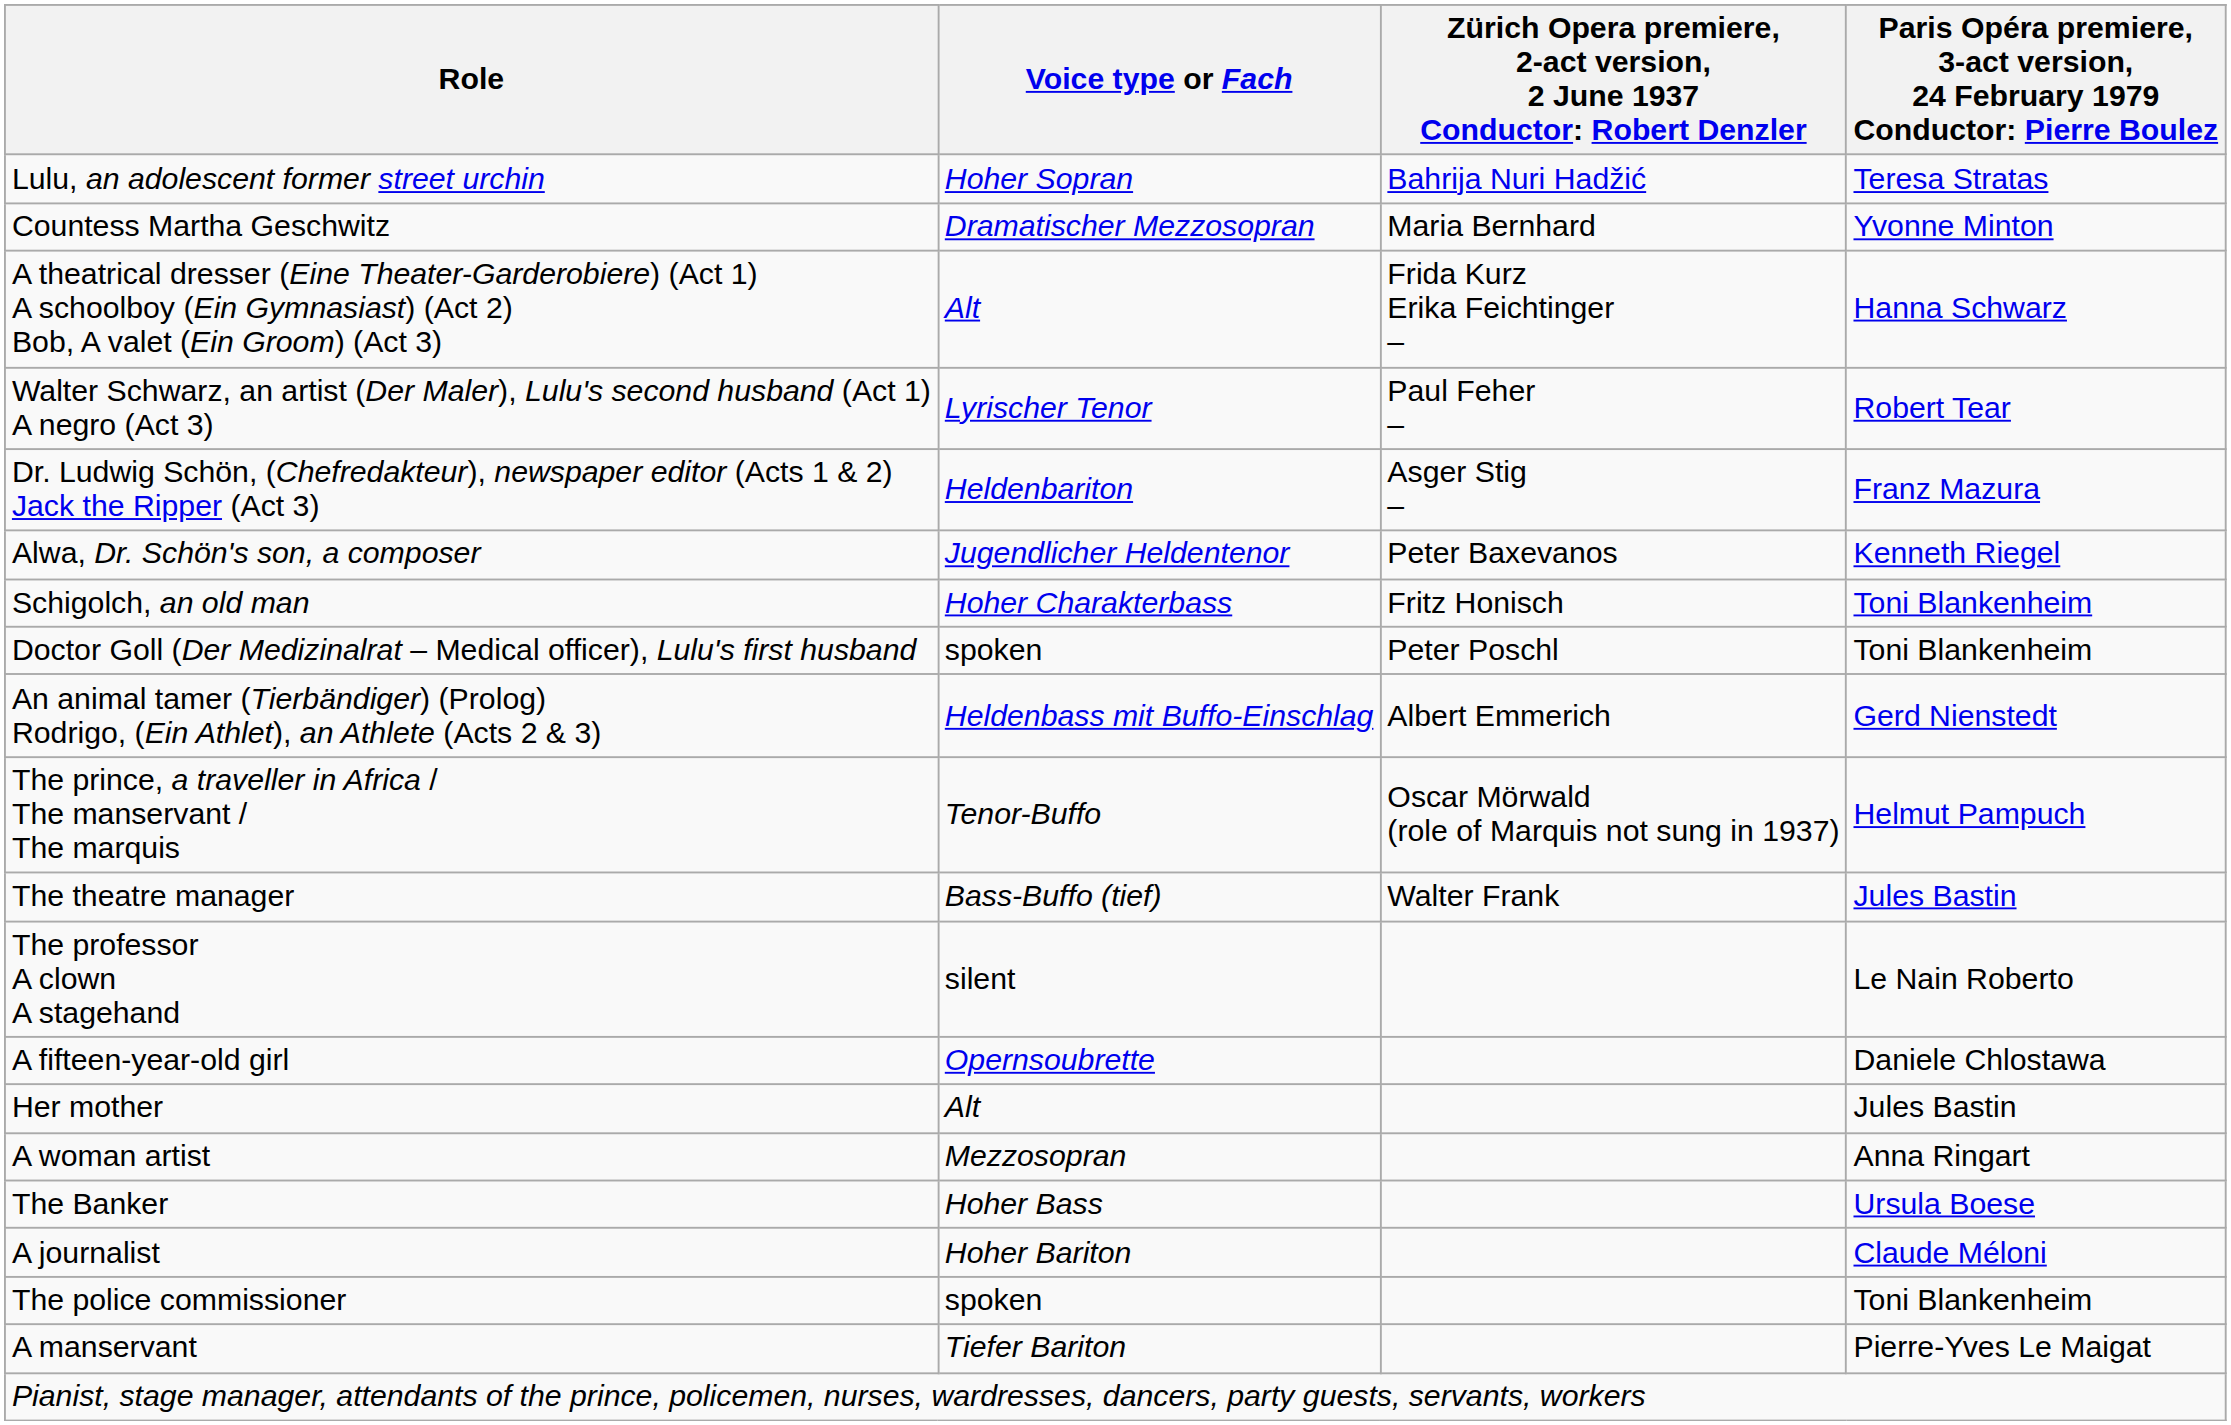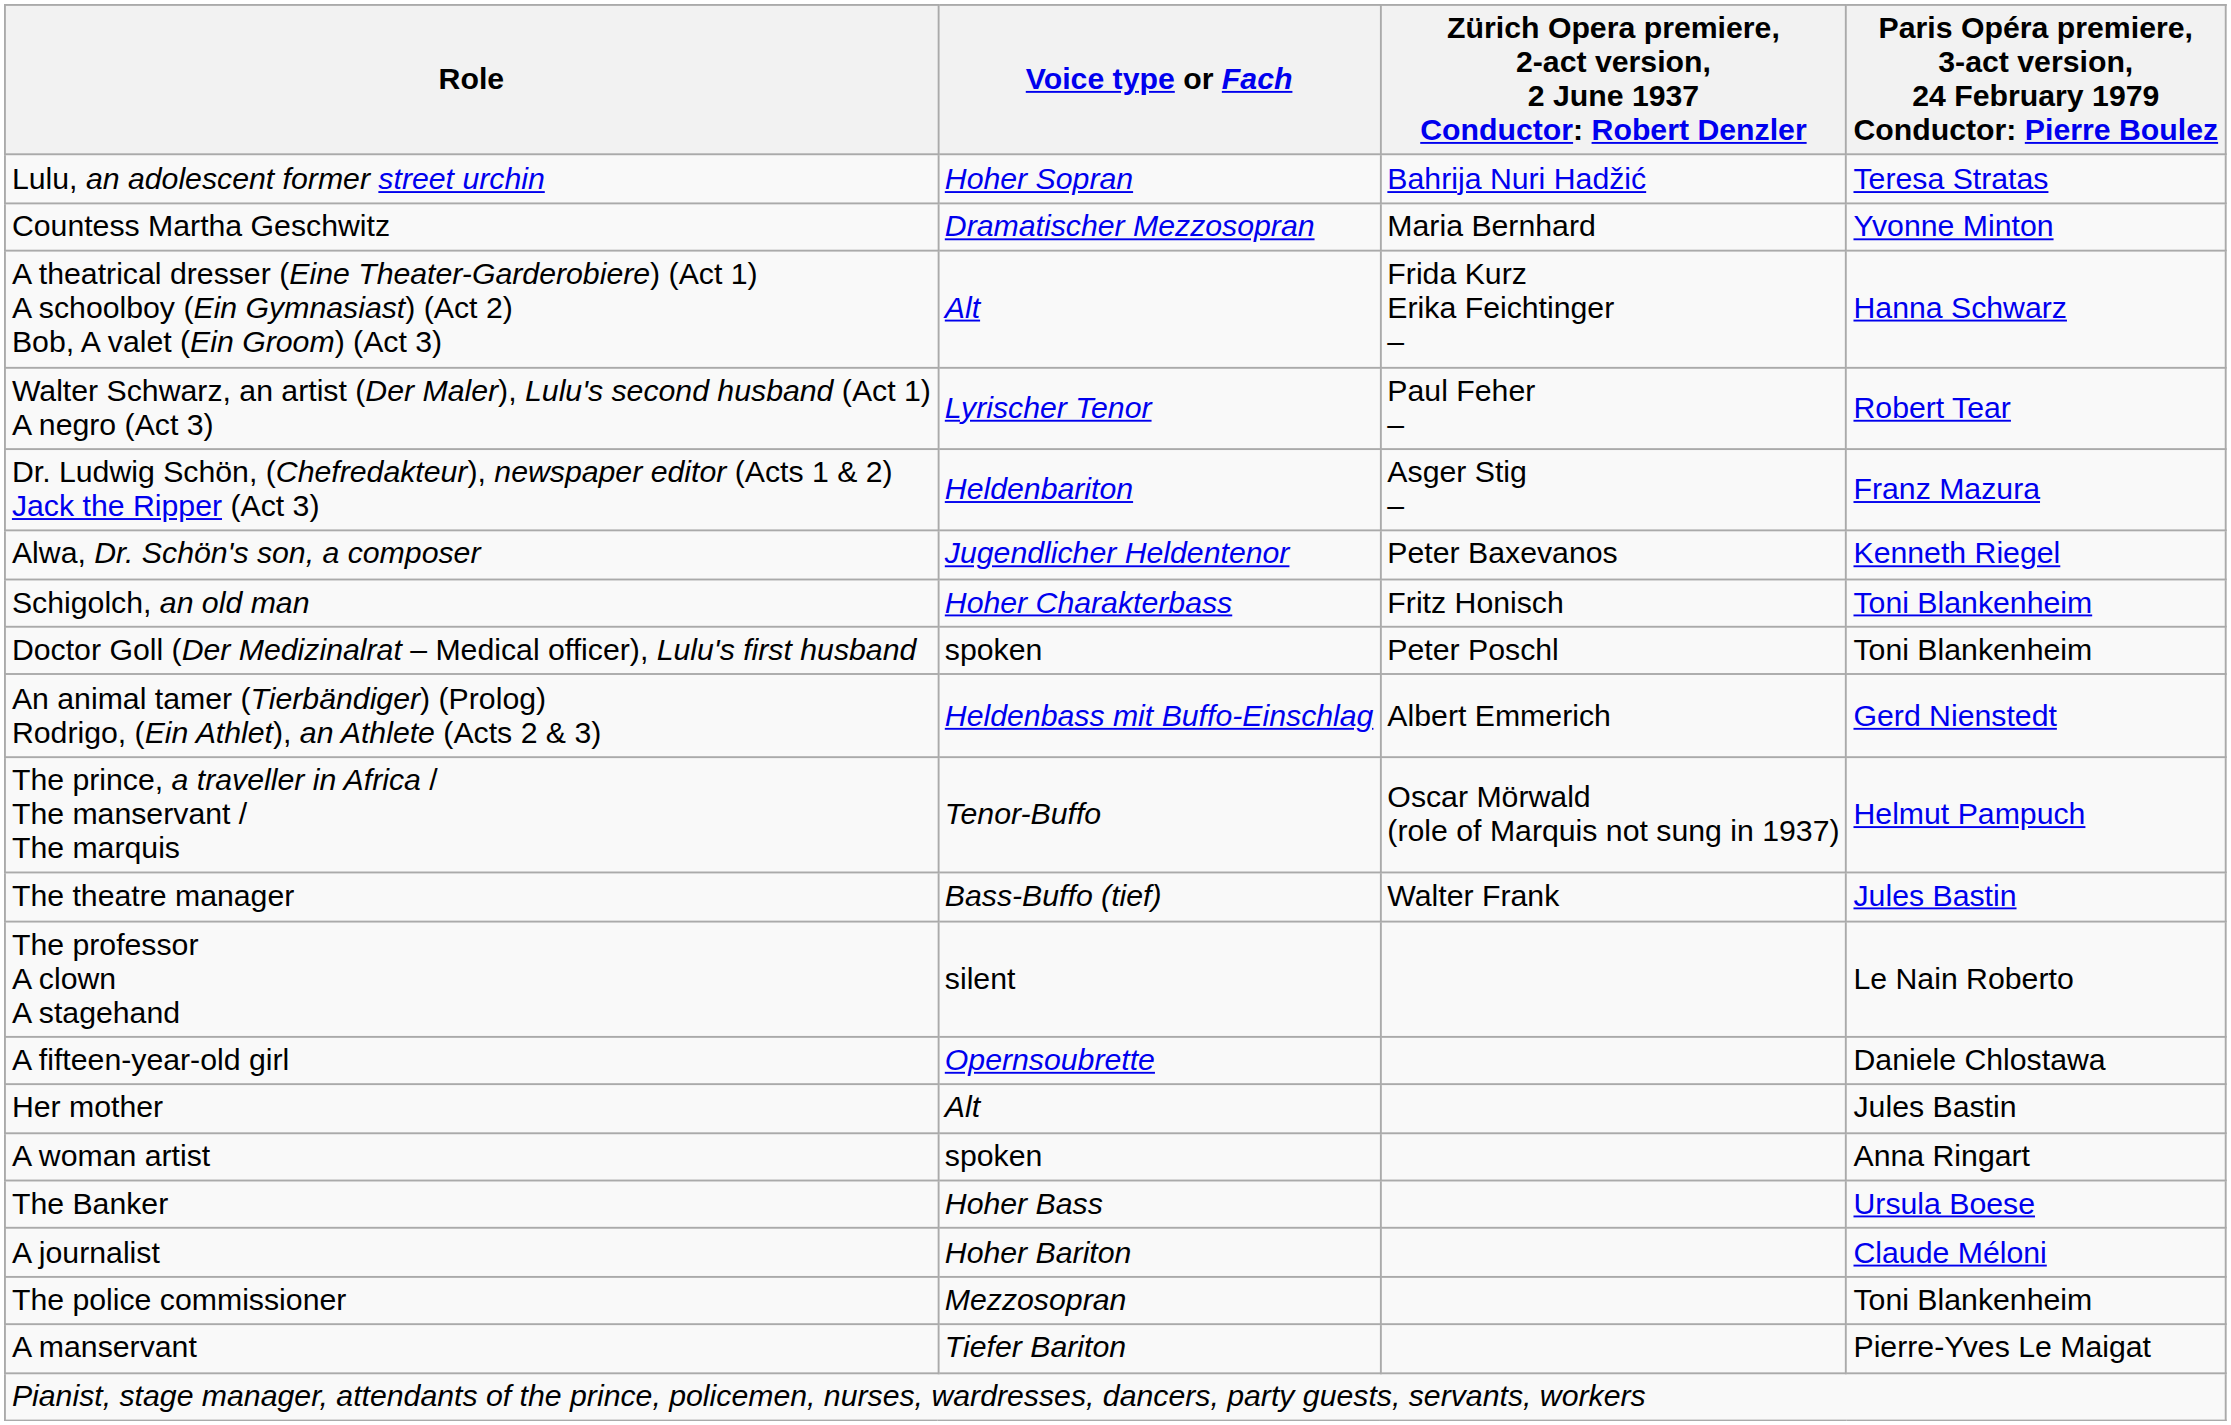(1036, 1156) Mezzosopran -> (994, 1156) spoken
(994, 1299) spoken -> (1036, 1299) Mezzosopran
